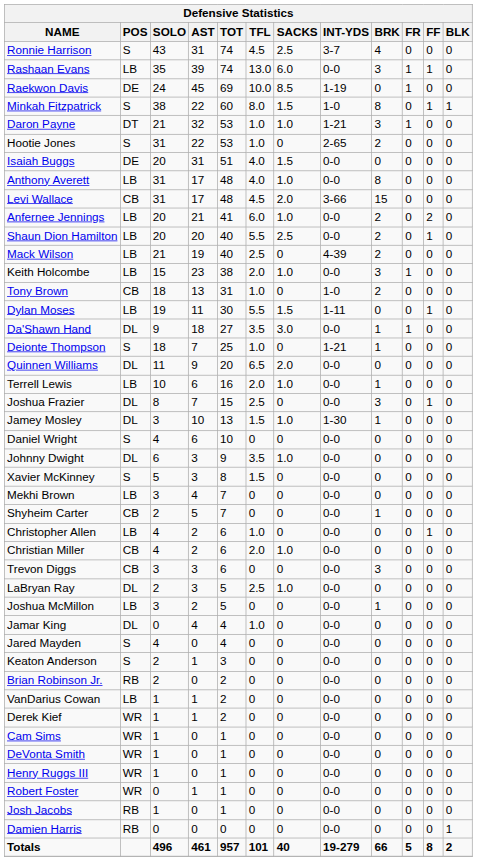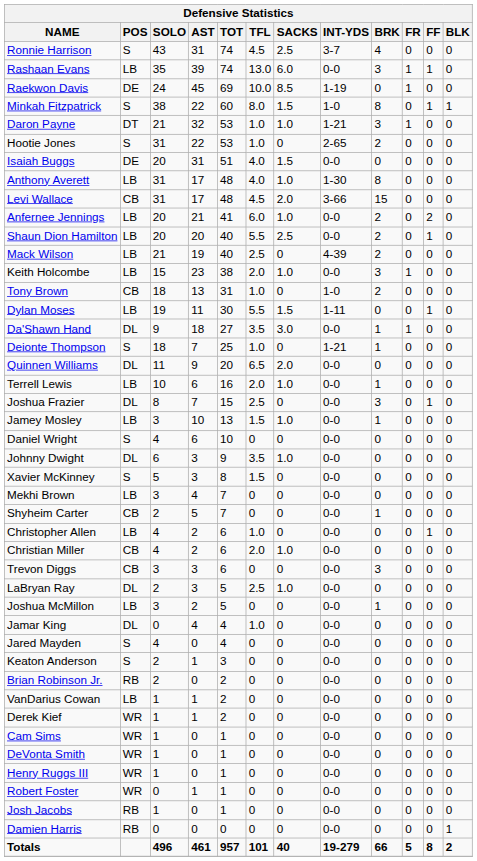(331, 180) 0-0 -> (335, 180) 1-30
(130, 421) DL -> (130, 421) LB
(335, 421) 1-30 -> (331, 421) 0-0
